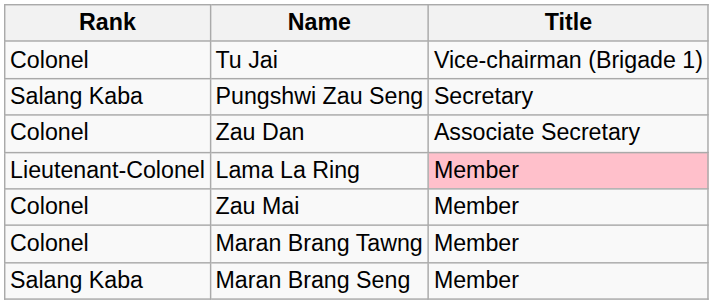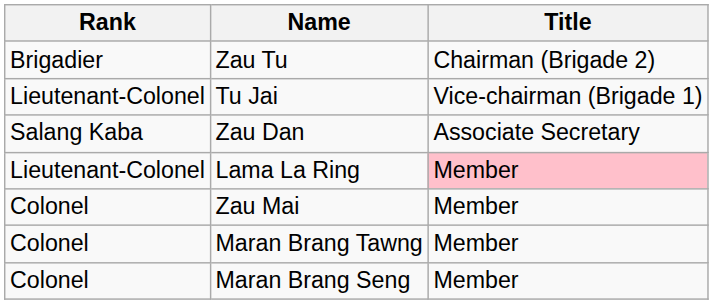+ row: (252, 59)
(49, 59) Colonel -> (107, 96) Lieutenant-Colonel
- row: (319, 96)
(49, 133) Colonel -> (77, 133) Salang Kaba
(77, 280) Salang Kaba -> (49, 280) Colonel
